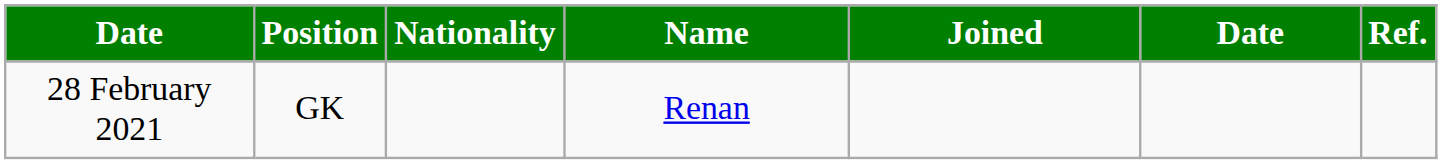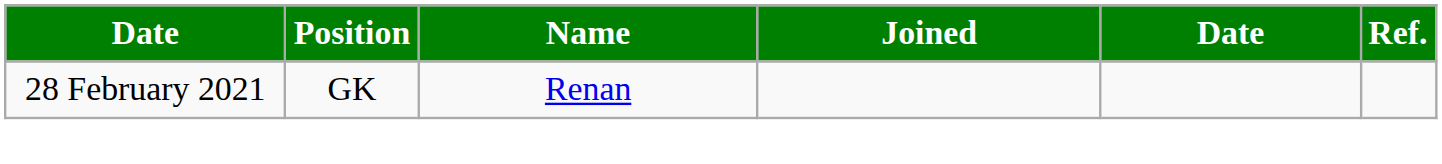- column: (475, 32)
